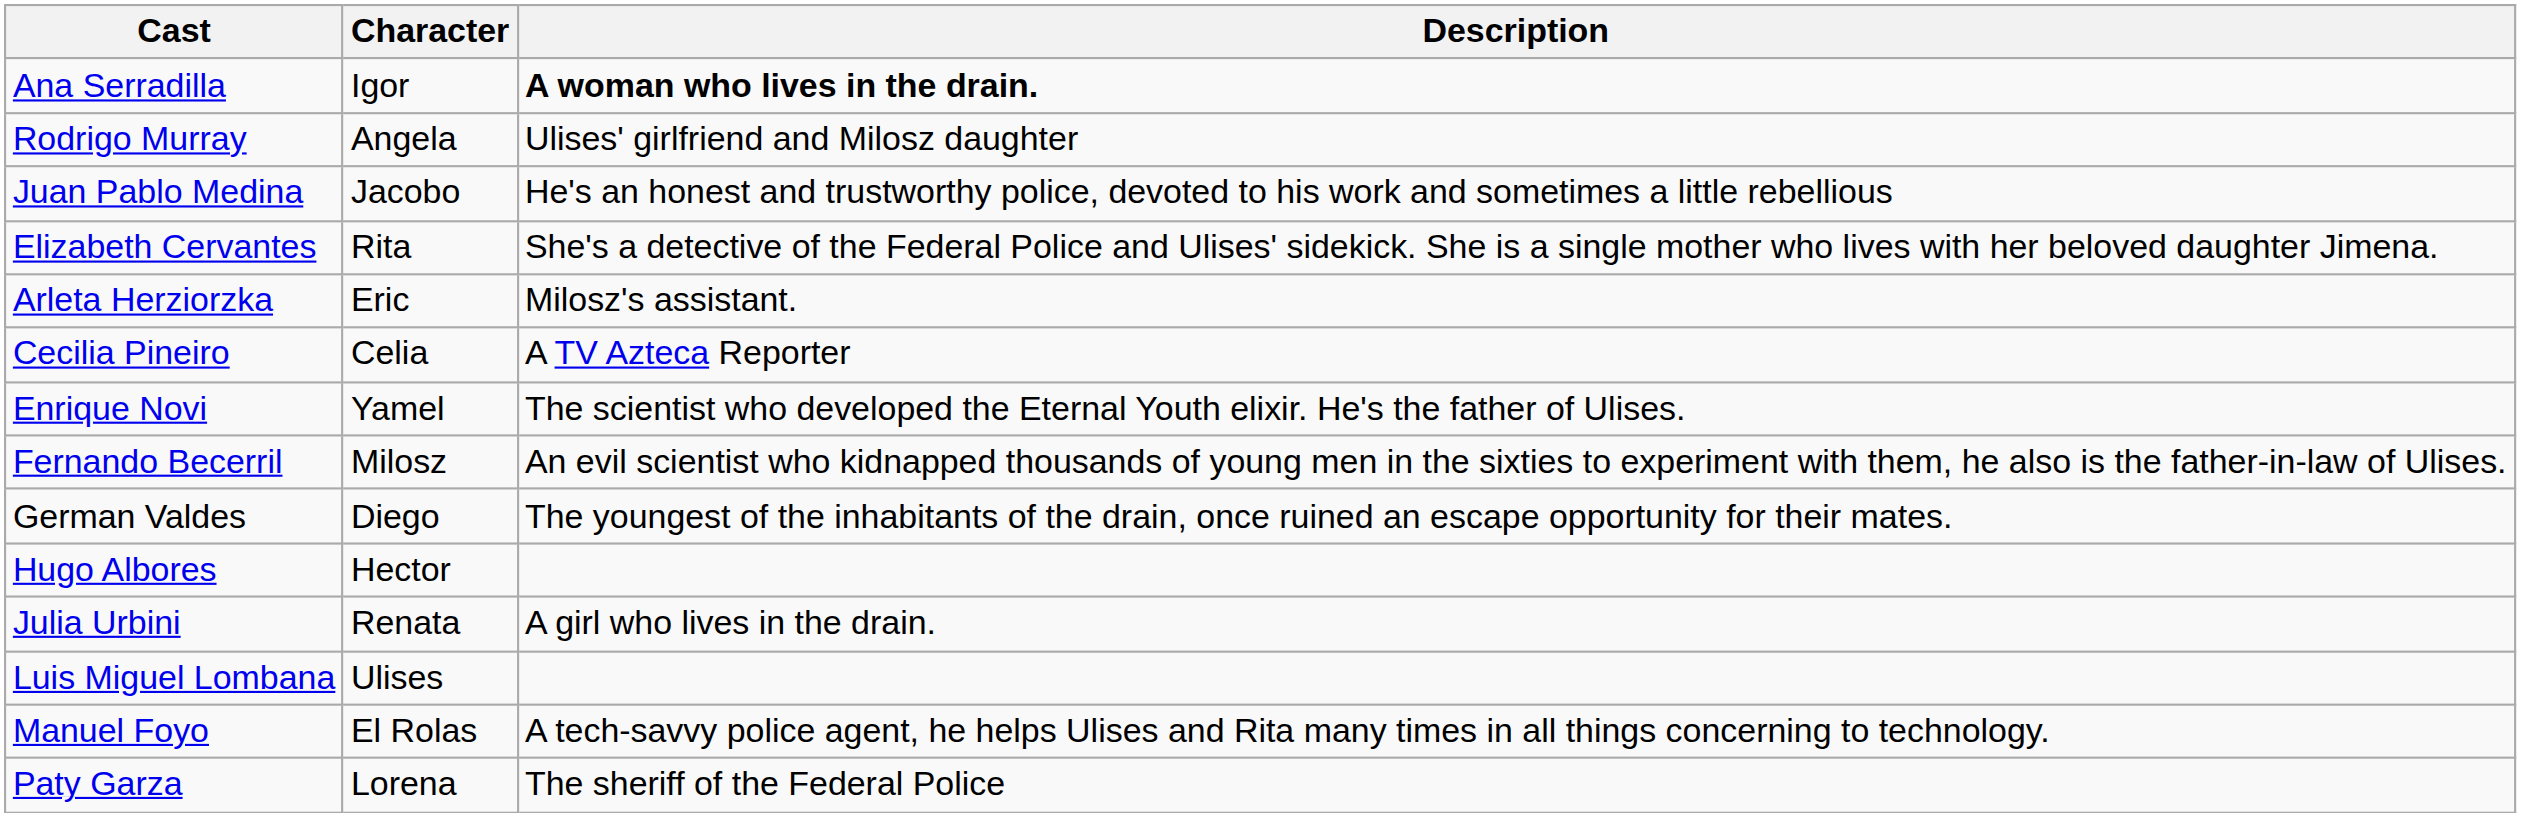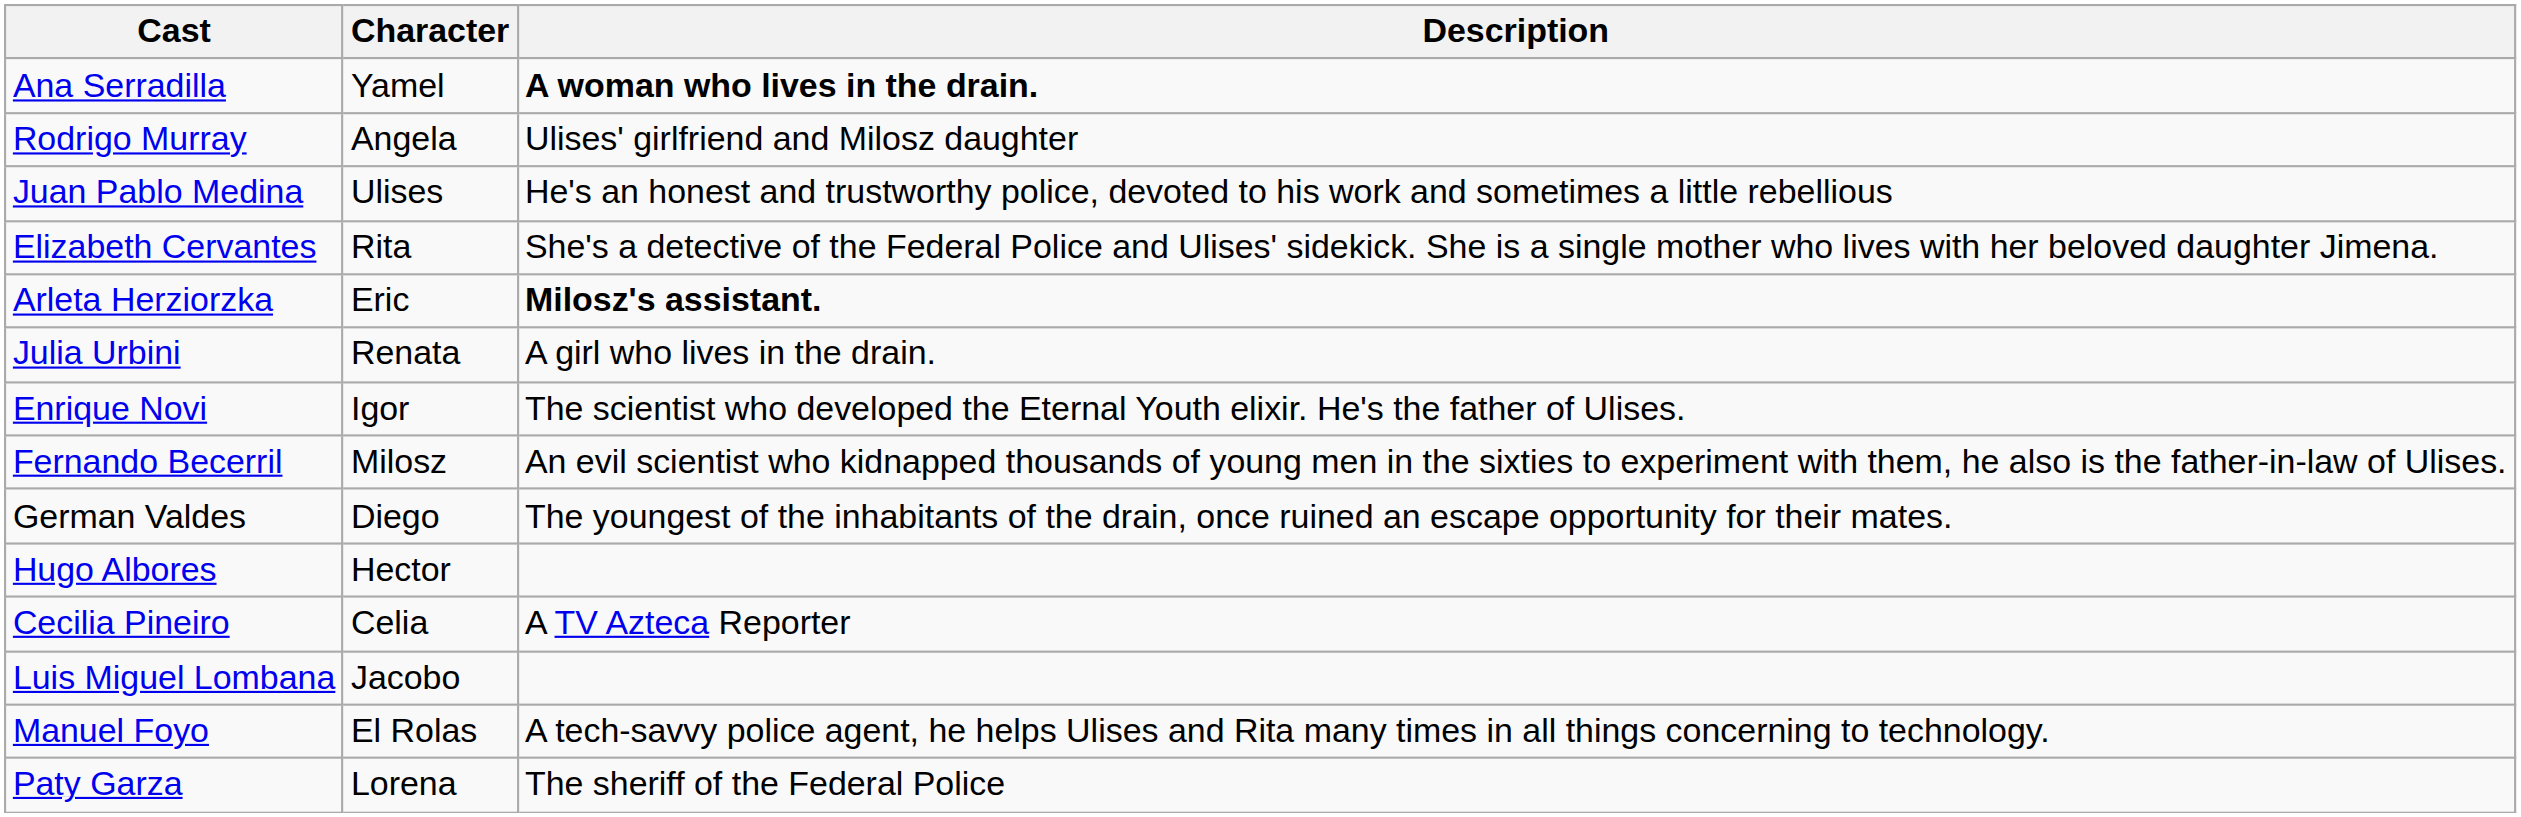(380, 85) Igor -> (398, 85) Yamel
(406, 192) Jacobo -> (397, 192) Ulises
(661, 300) normal -> (673, 300) bold
rows swapped: (121, 354) <-> (97, 623)
(398, 407) Yamel -> (380, 407) Igor
(397, 676) Ulises -> (406, 676) Jacobo
